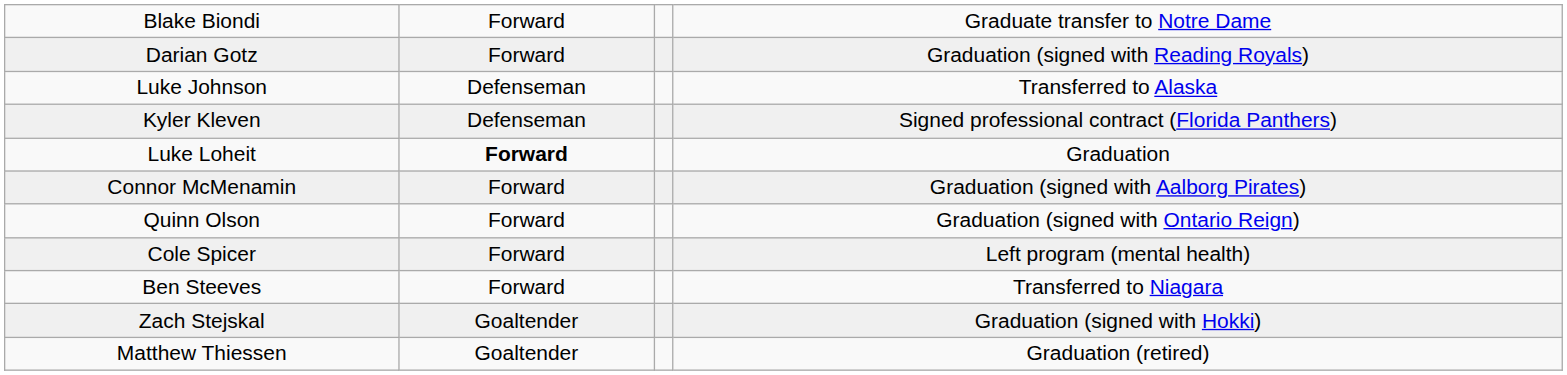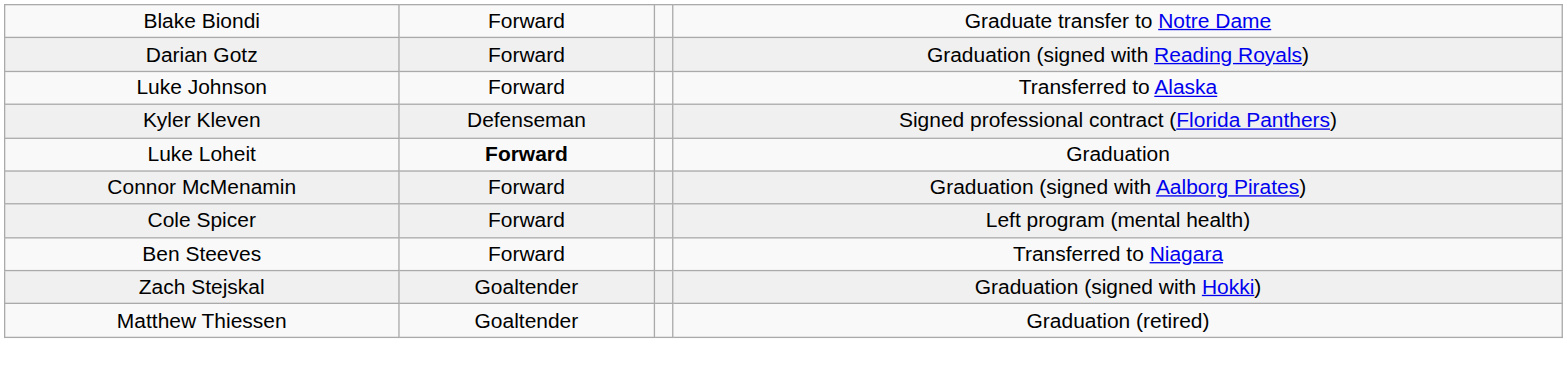(526, 87) Defenseman -> (526, 87) Forward
- row: (202, 220)
